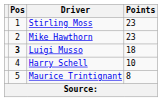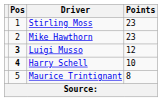(131, 51) 18 -> (131, 51) 12
(18, 64) normal -> (18, 64) bold
